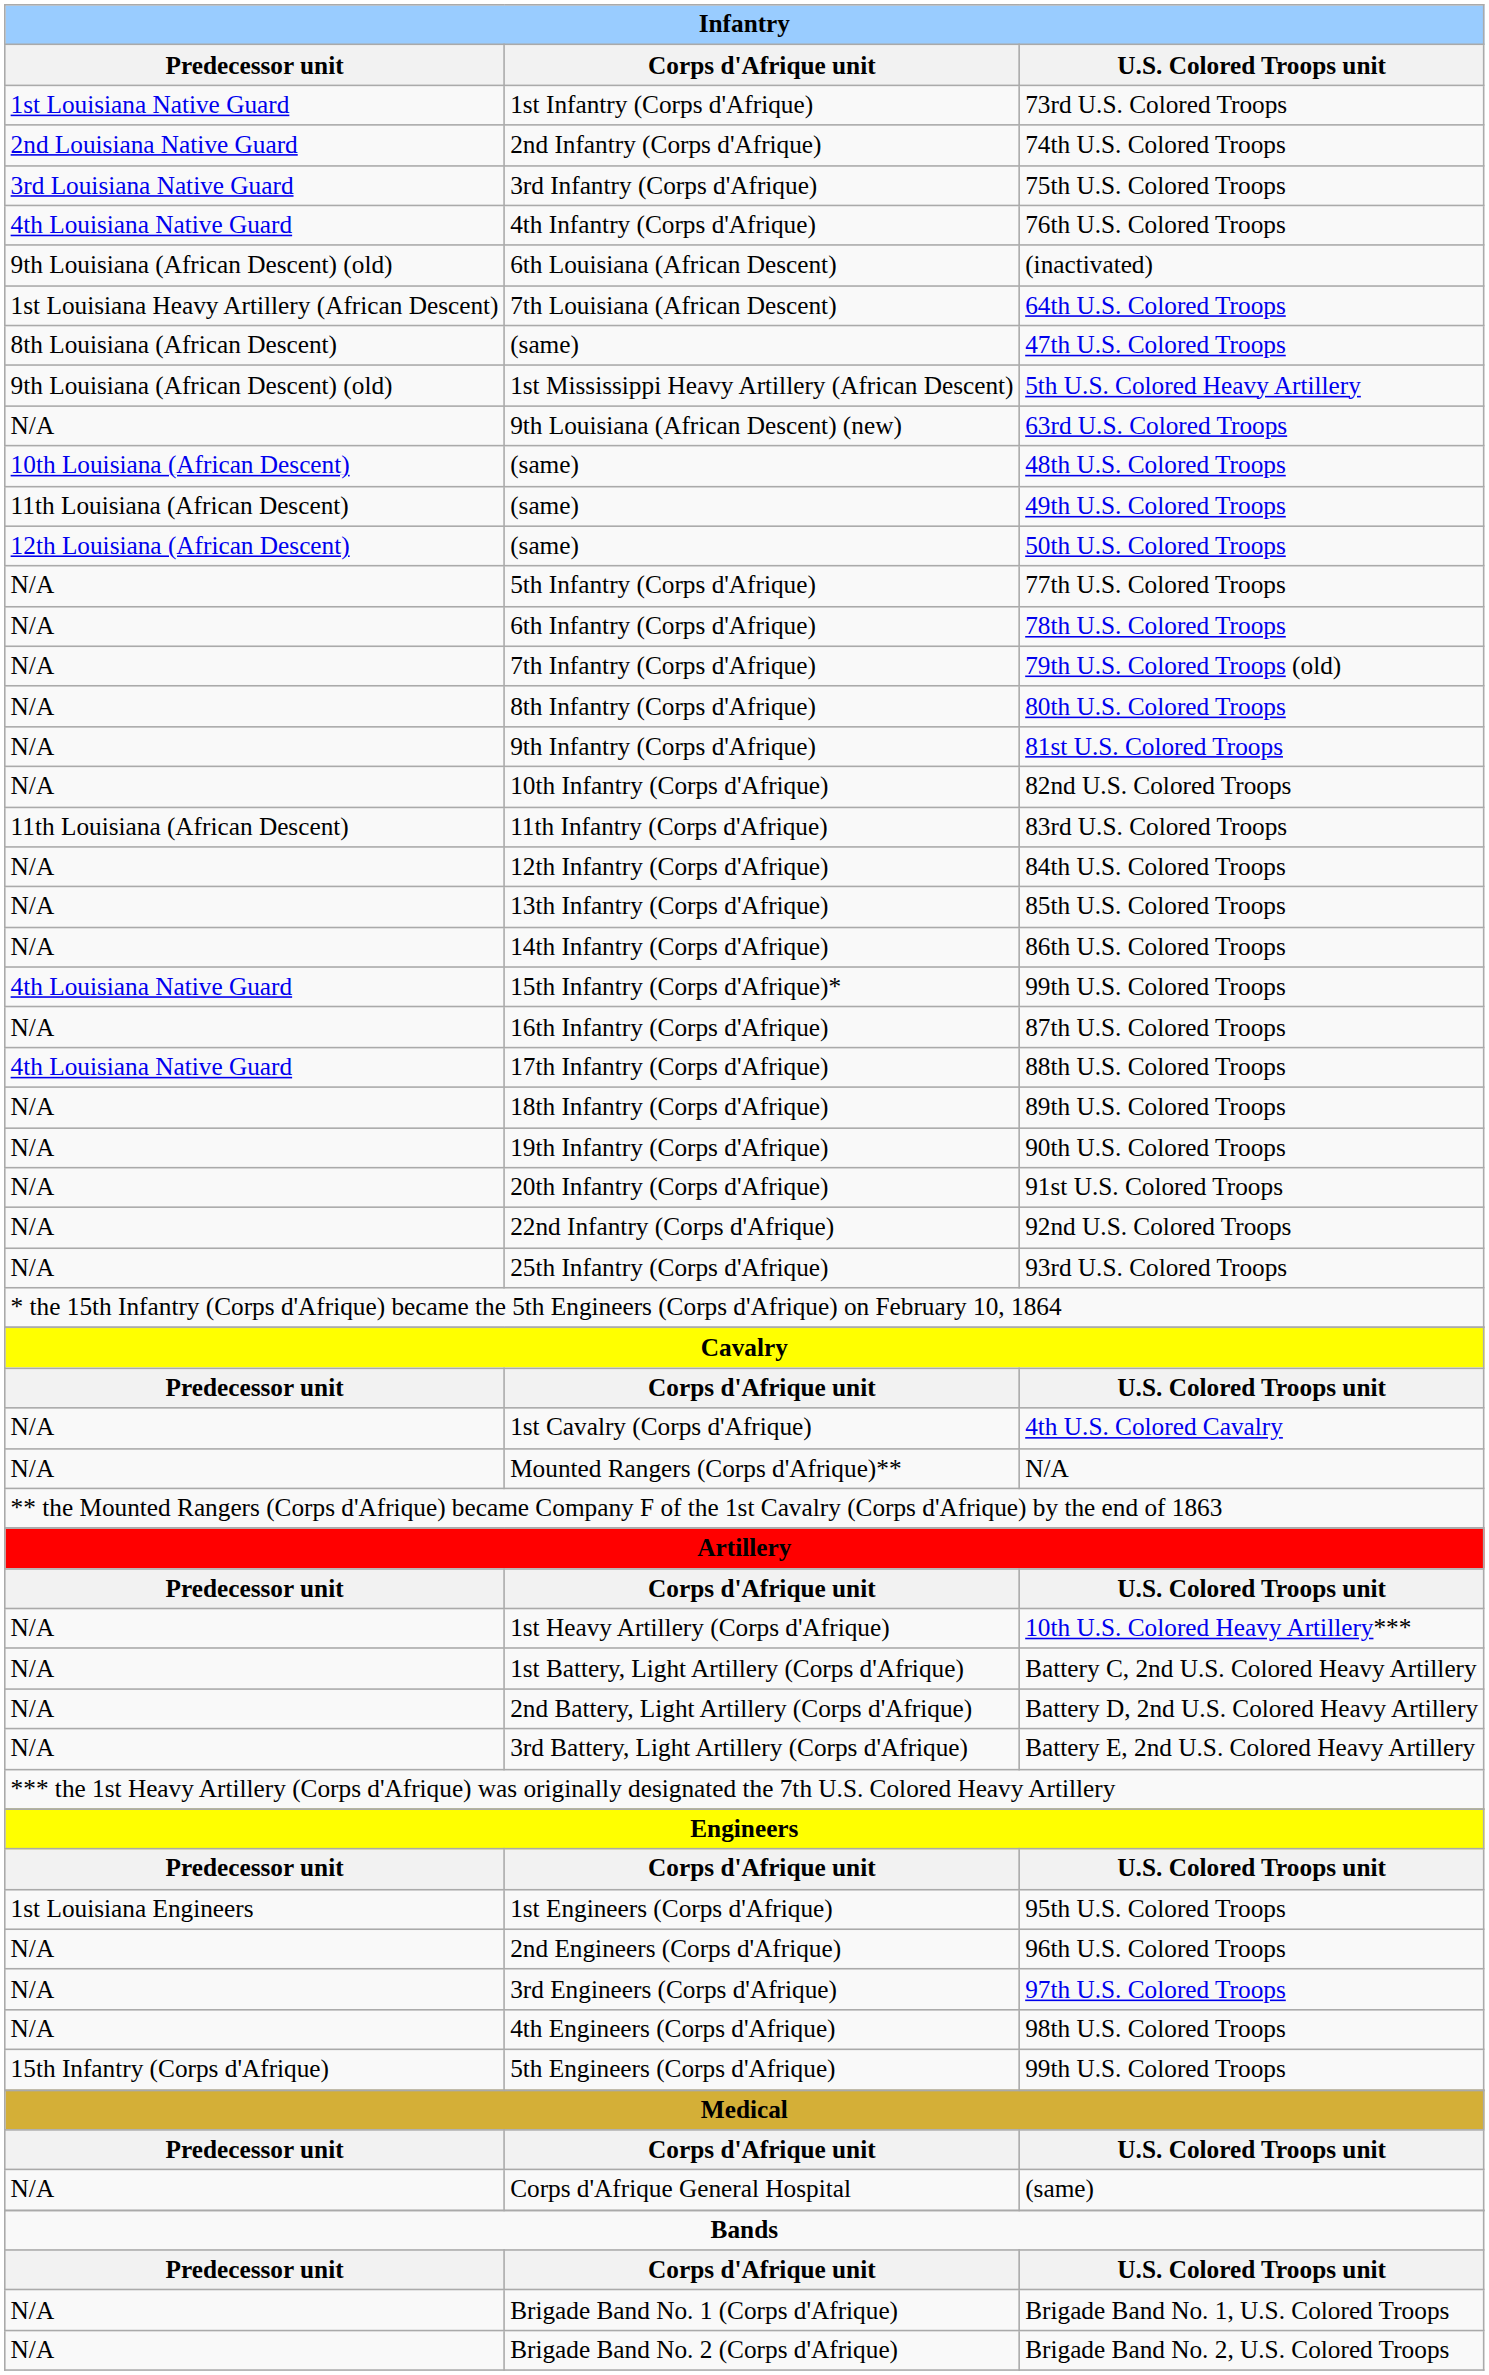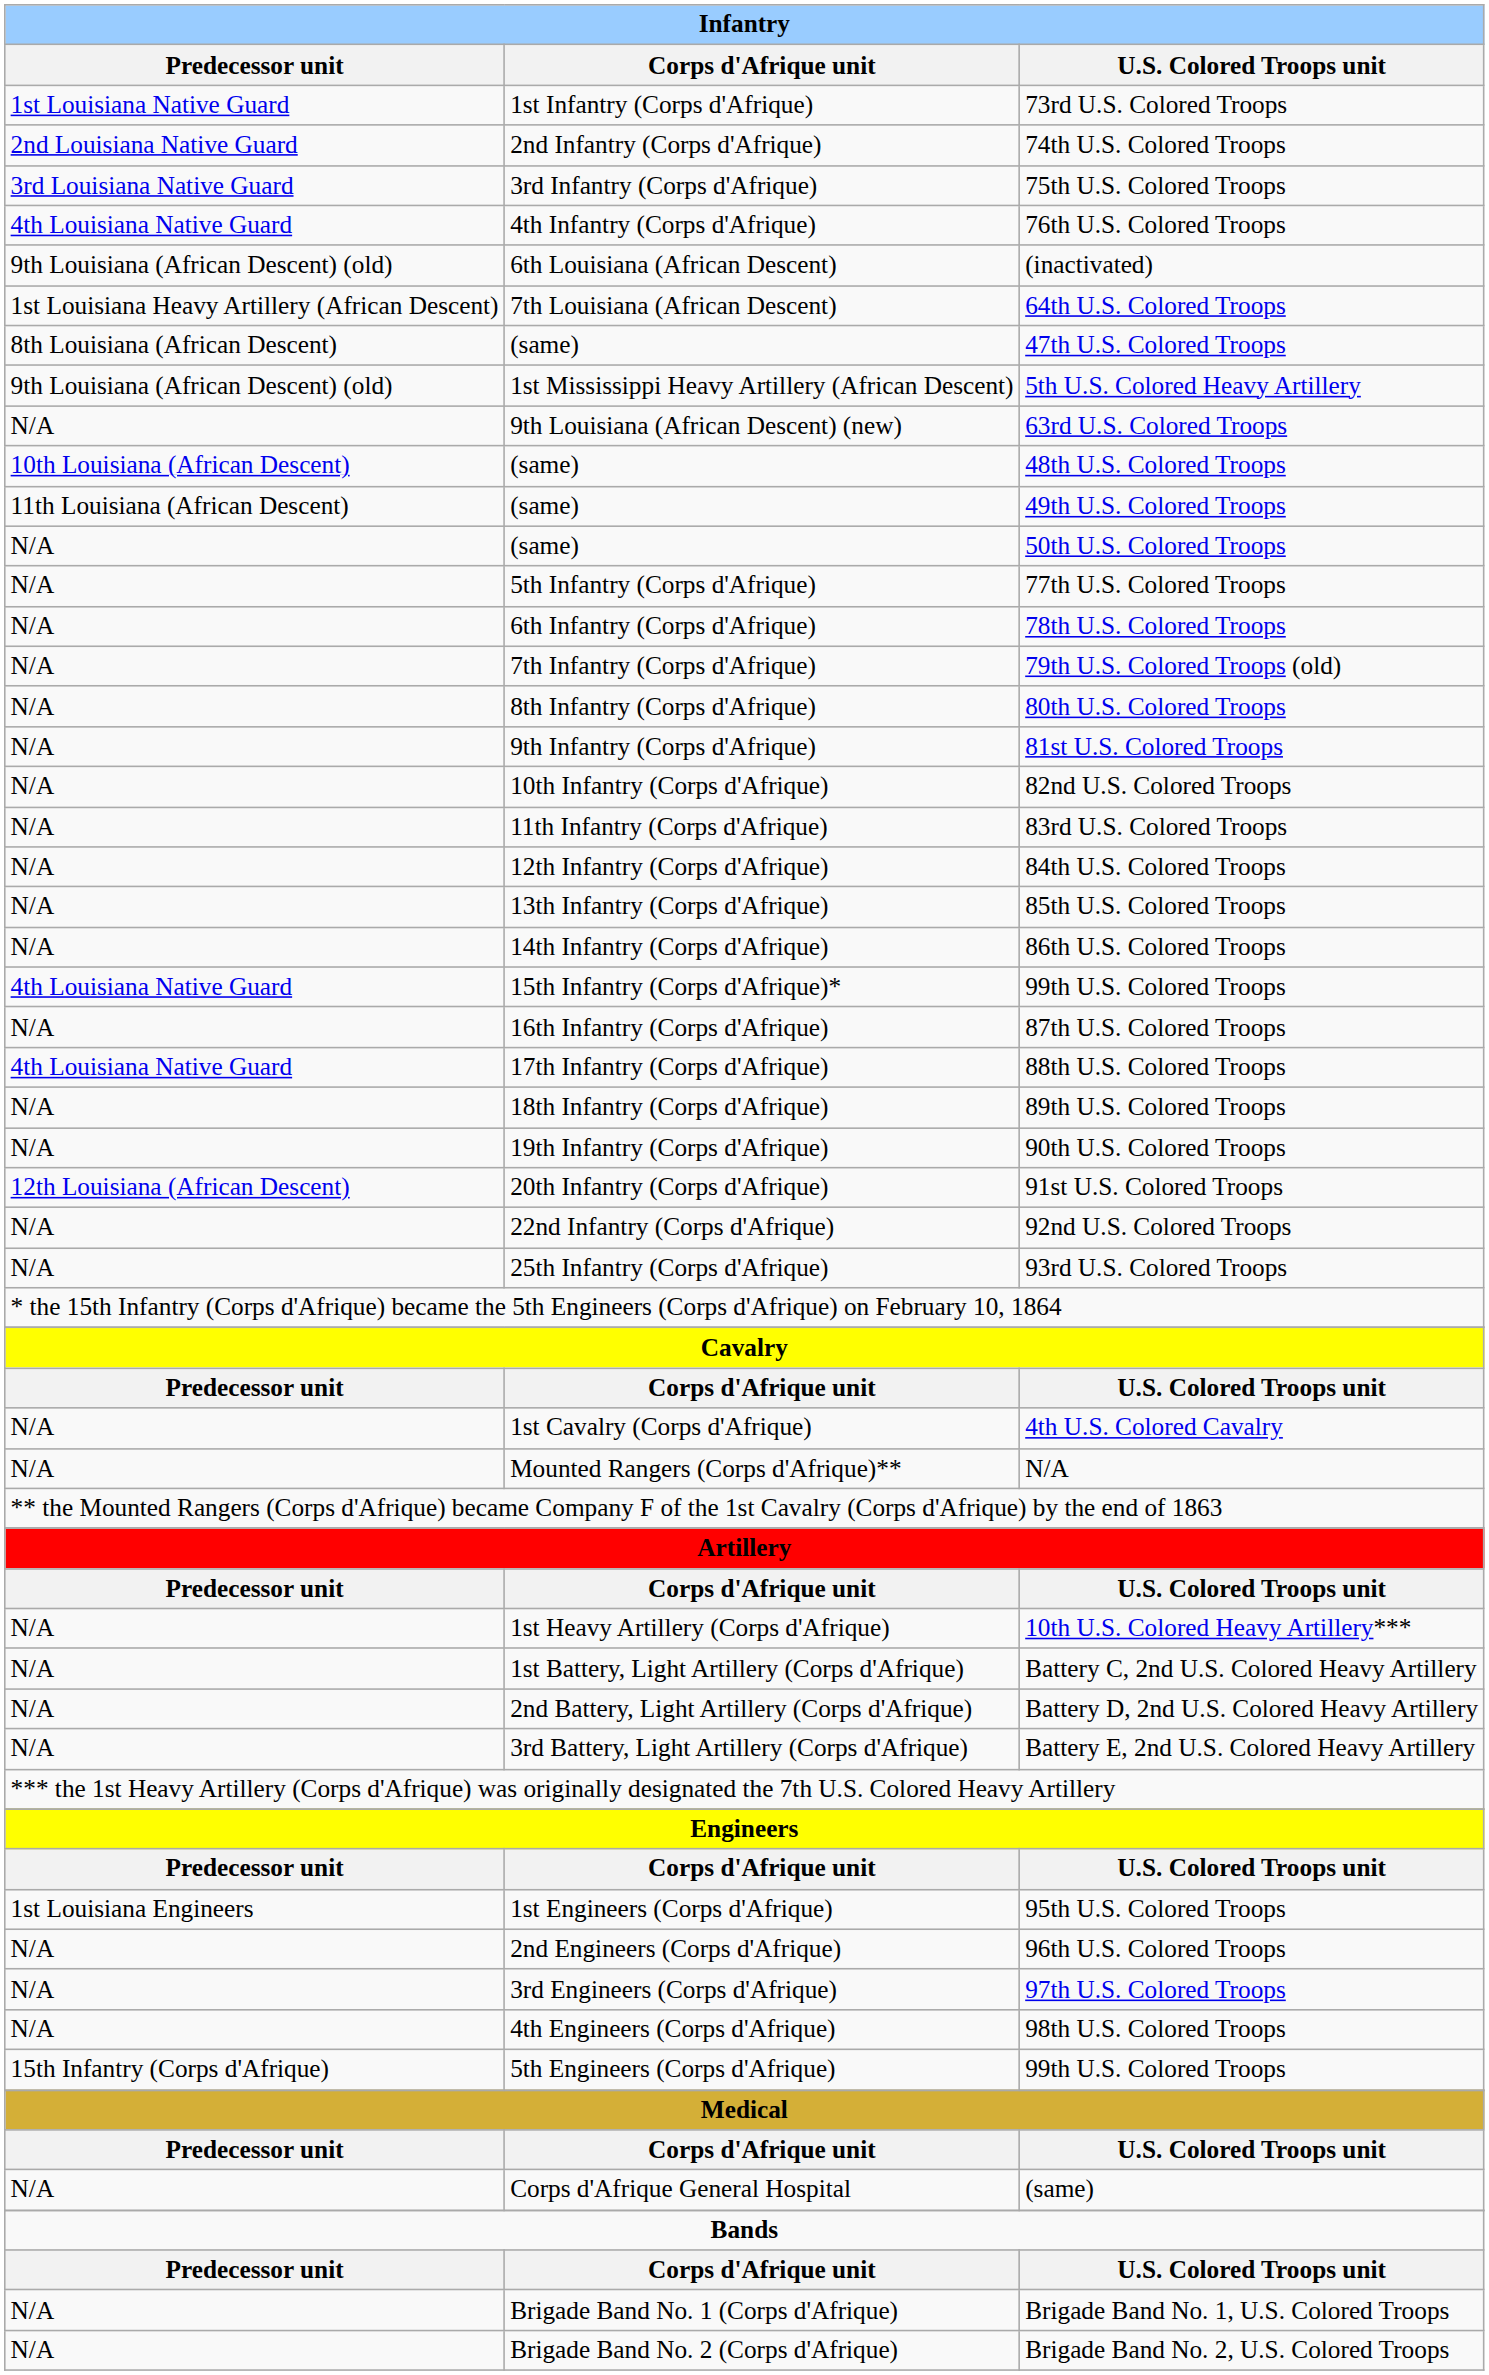(180, 545) 12th Louisiana (African Descent) -> (32, 545) N/A
(180, 826) 11th Louisiana (African Descent) -> (32, 826) N/A
(32, 1187) N/A -> (180, 1187) 12th Louisiana (African Descent)
